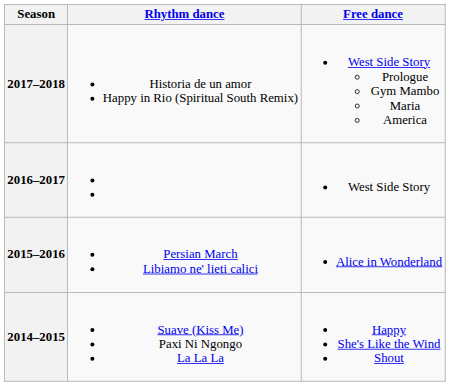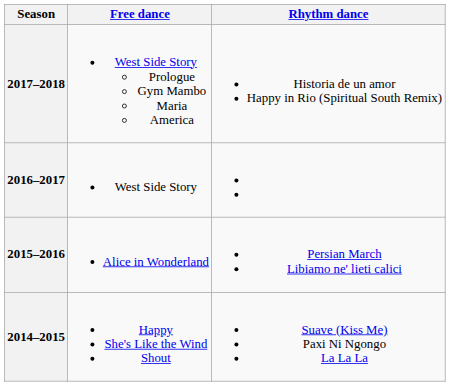columns swapped: (184, 14) <-> (373, 14)
